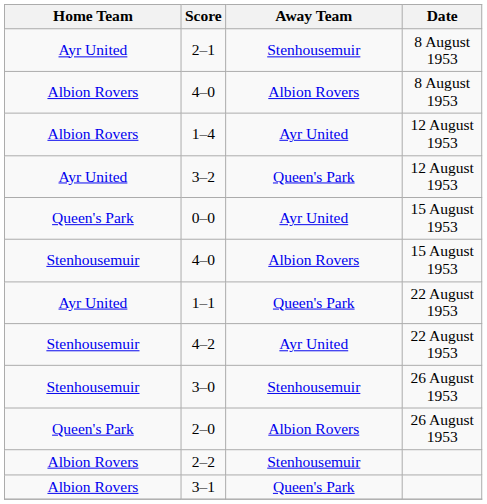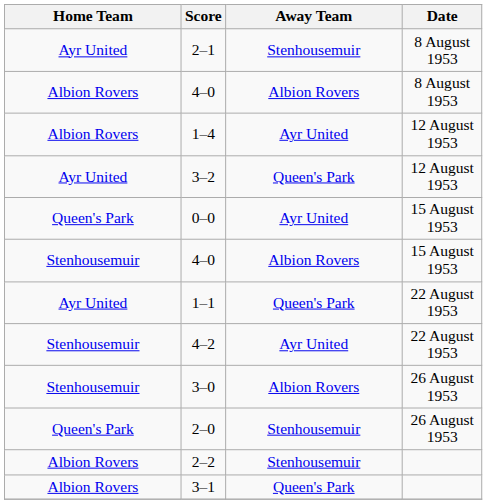(314, 386) Stenhousemuir -> (314, 386) Albion Rovers
(314, 428) Albion Rovers -> (314, 428) Stenhousemuir
